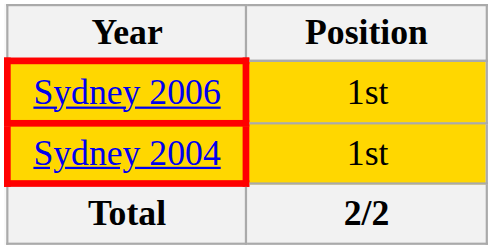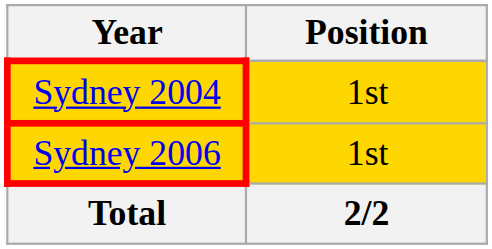rows swapped: (127, 152) <-> (127, 91)
